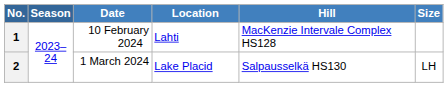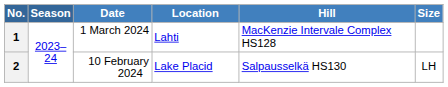(119, 37) 10 February 2024 -> (115, 37) 1 March 2024
(115, 67) 1 March 2024 -> (119, 67) 10 February 2024
